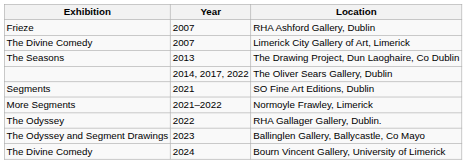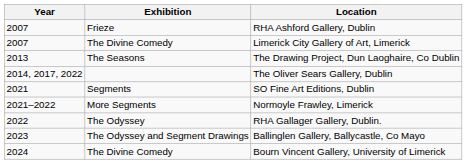columns swapped: (211, 12) <-> (87, 12)
